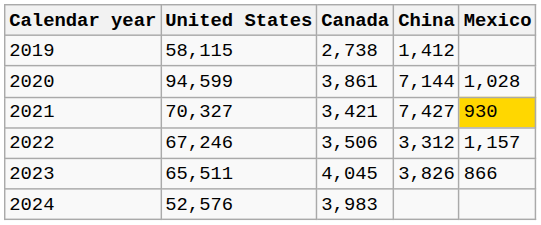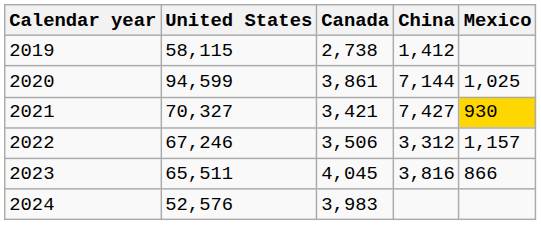(492, 82) 1,028 -> (492, 82) 1,025
(426, 174) 3,826 -> (426, 174) 3,816
